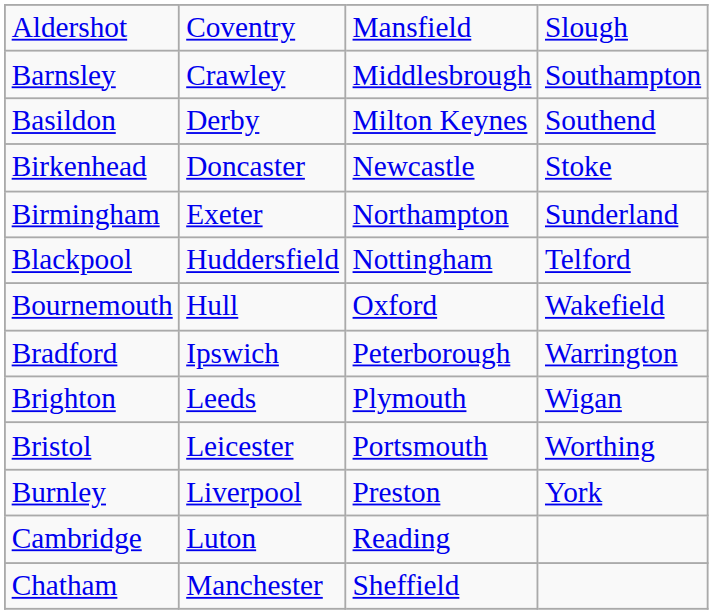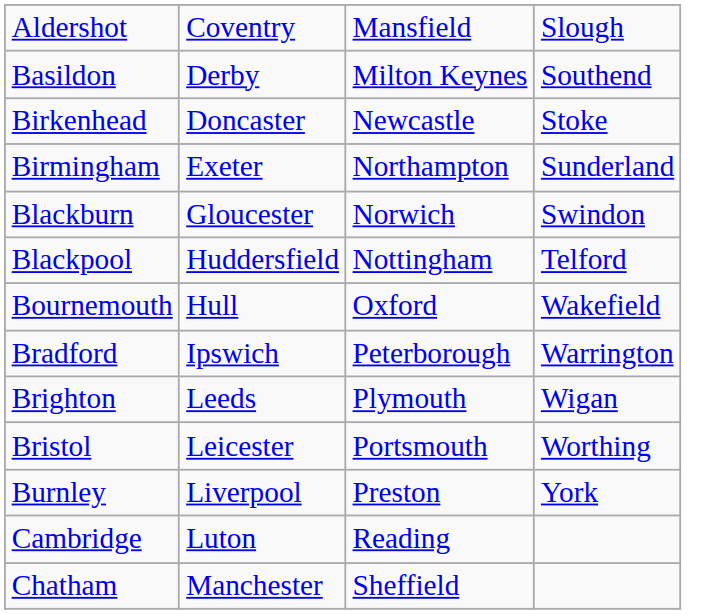- row: (64, 74)
+ row: (73, 213)
